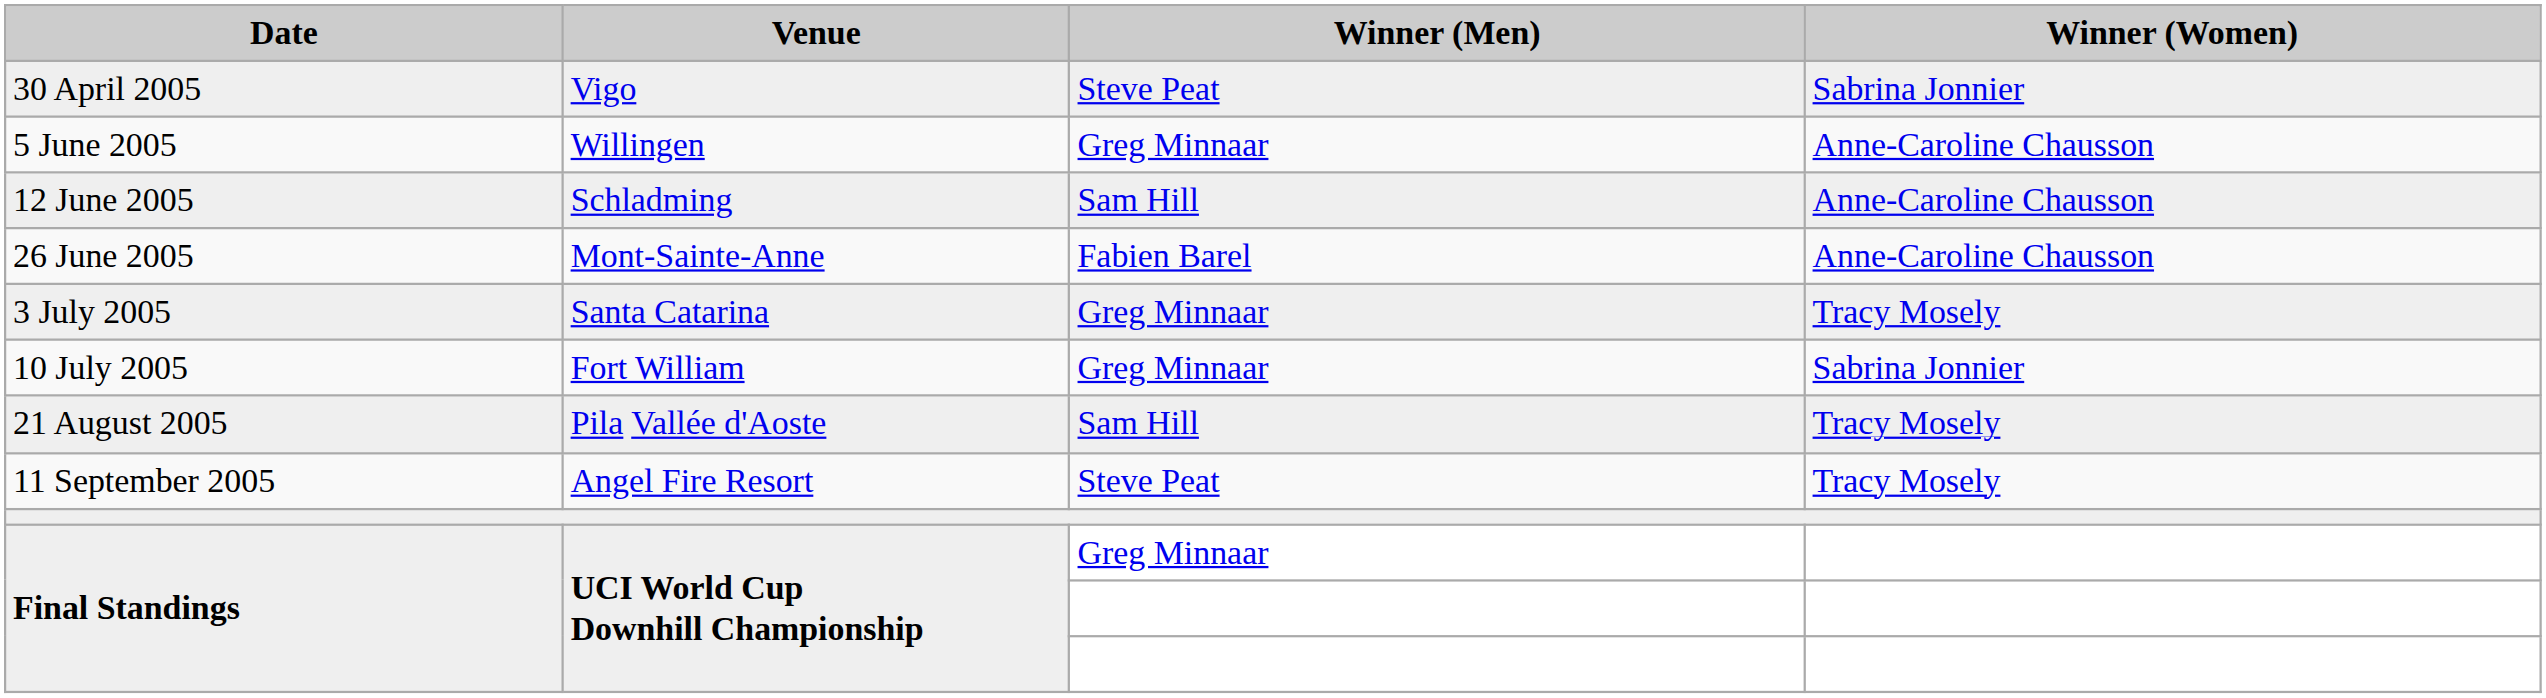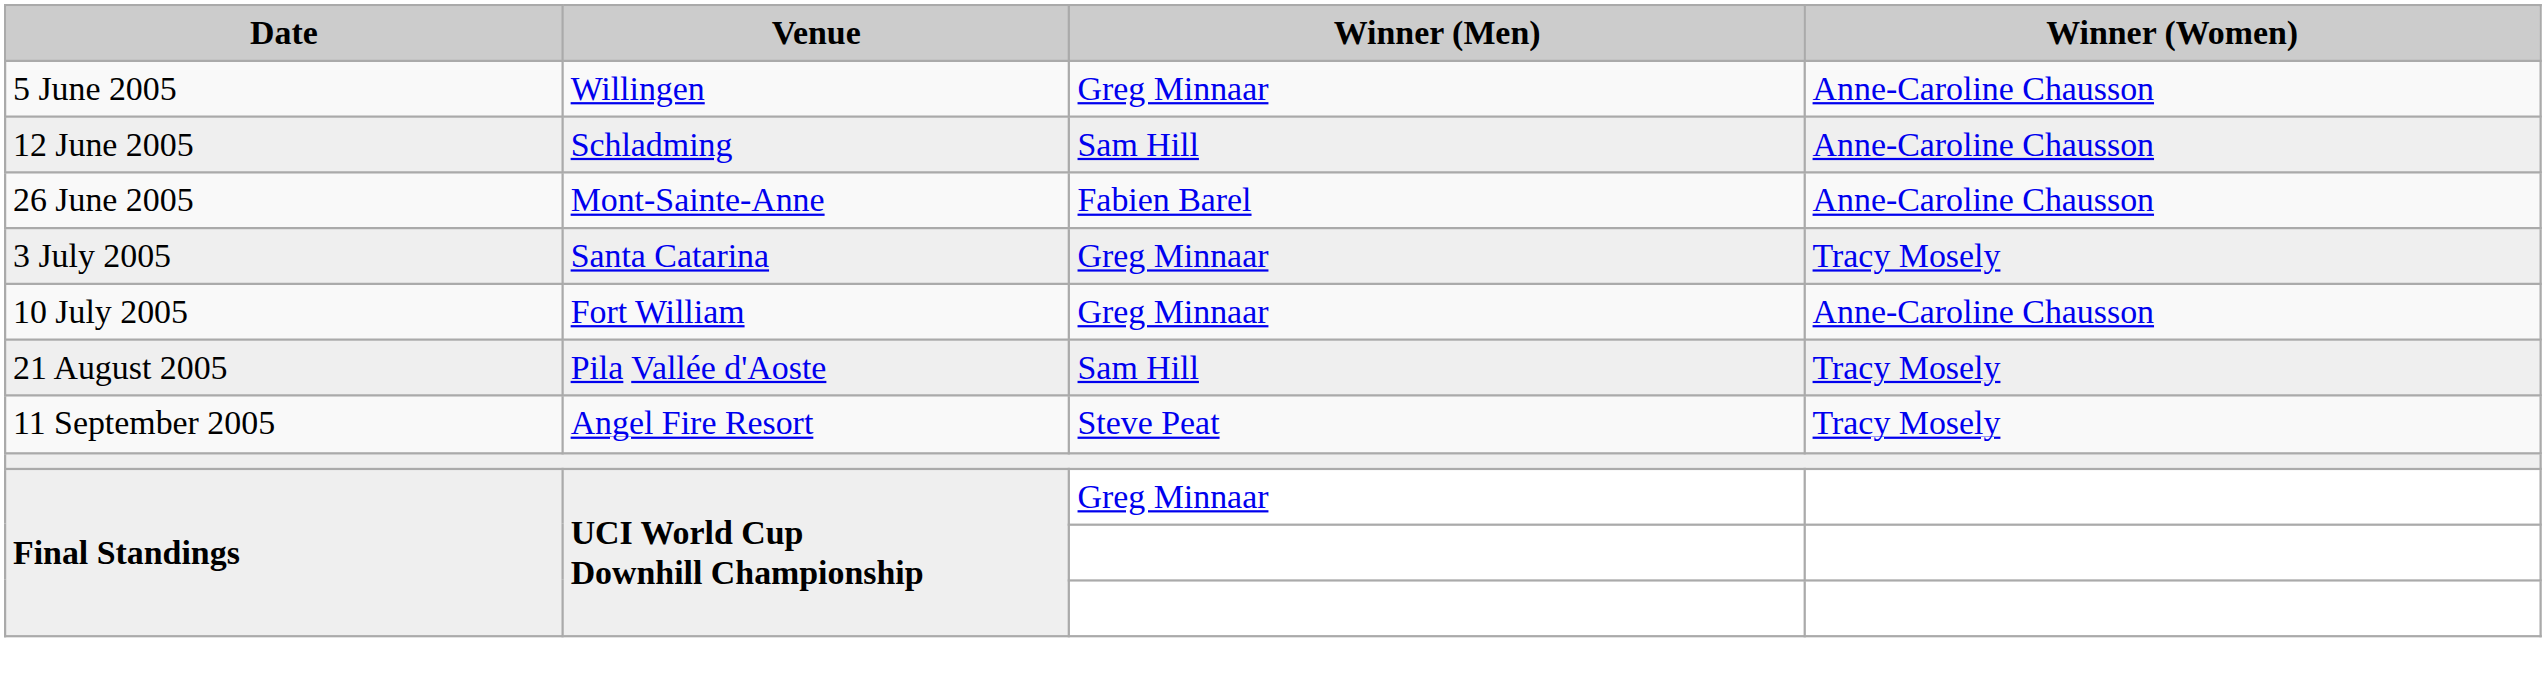- row: (107, 88)
(1918, 367) Sabrina Jonnier -> (1983, 312) Anne-Caroline Chausson
